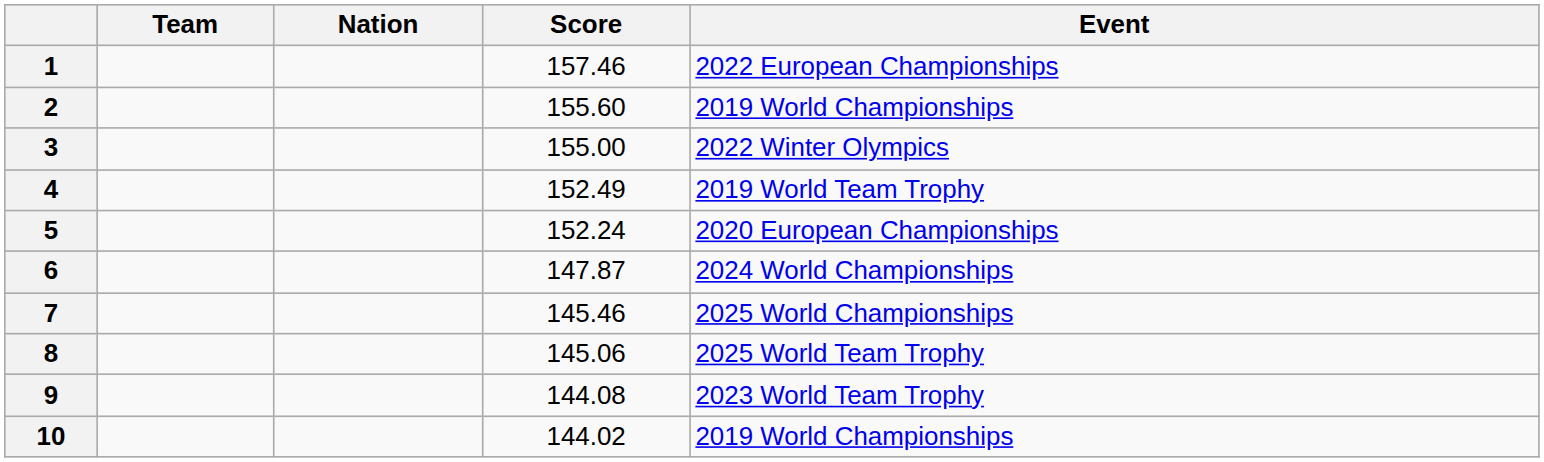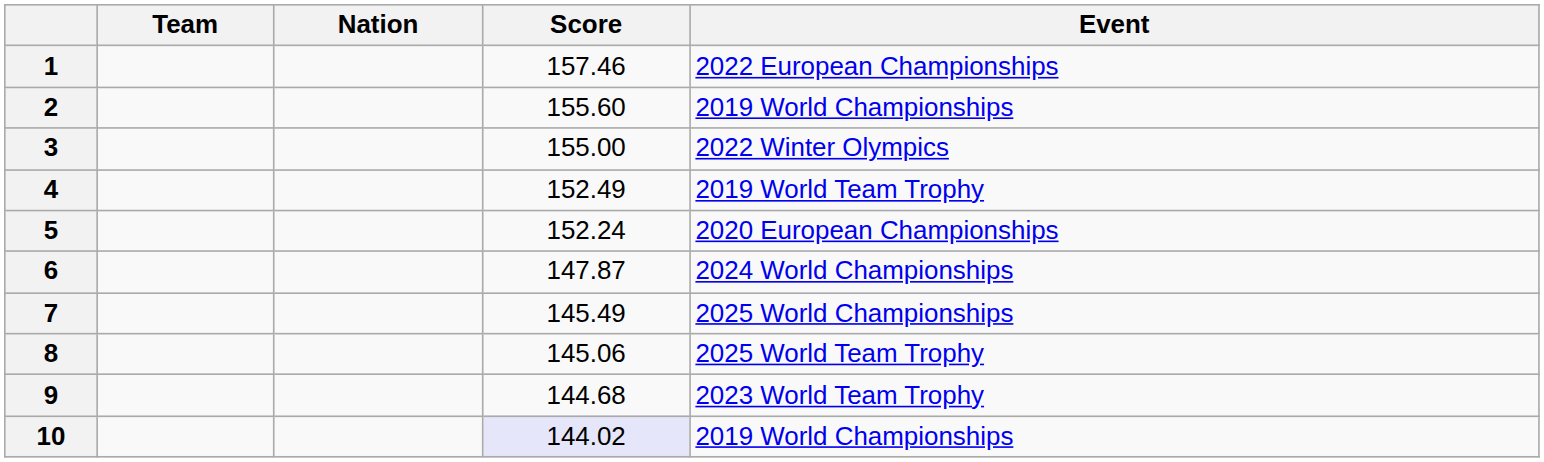(586, 312) 145.46 -> (586, 312) 145.49
(586, 395) 144.08 -> (586, 395) 144.68
(586, 436) no background -> (586, 436) lavender background
